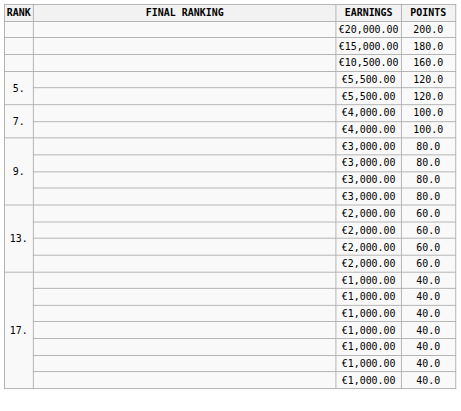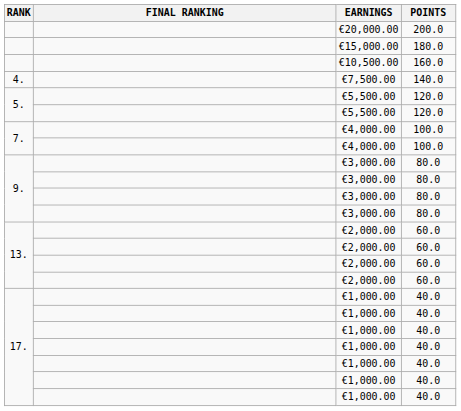+ row: (369, 79)
